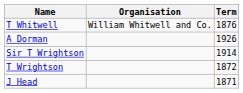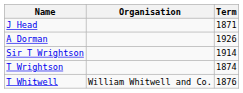rows swapped: (32, 25) <-> (22, 81)
(226, 67) 1872 -> (226, 67) 1874
